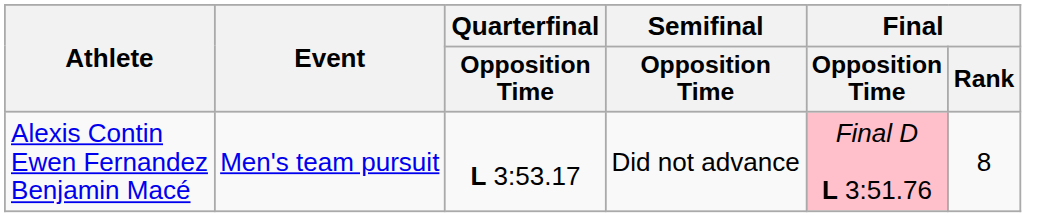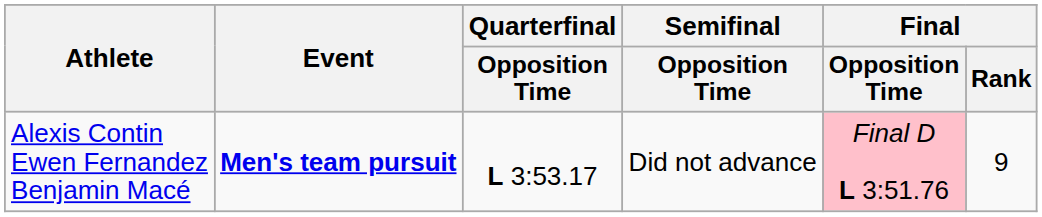(330, 162) normal -> (338, 162) bold
(984, 162) 8 -> (1001, 162) 9
